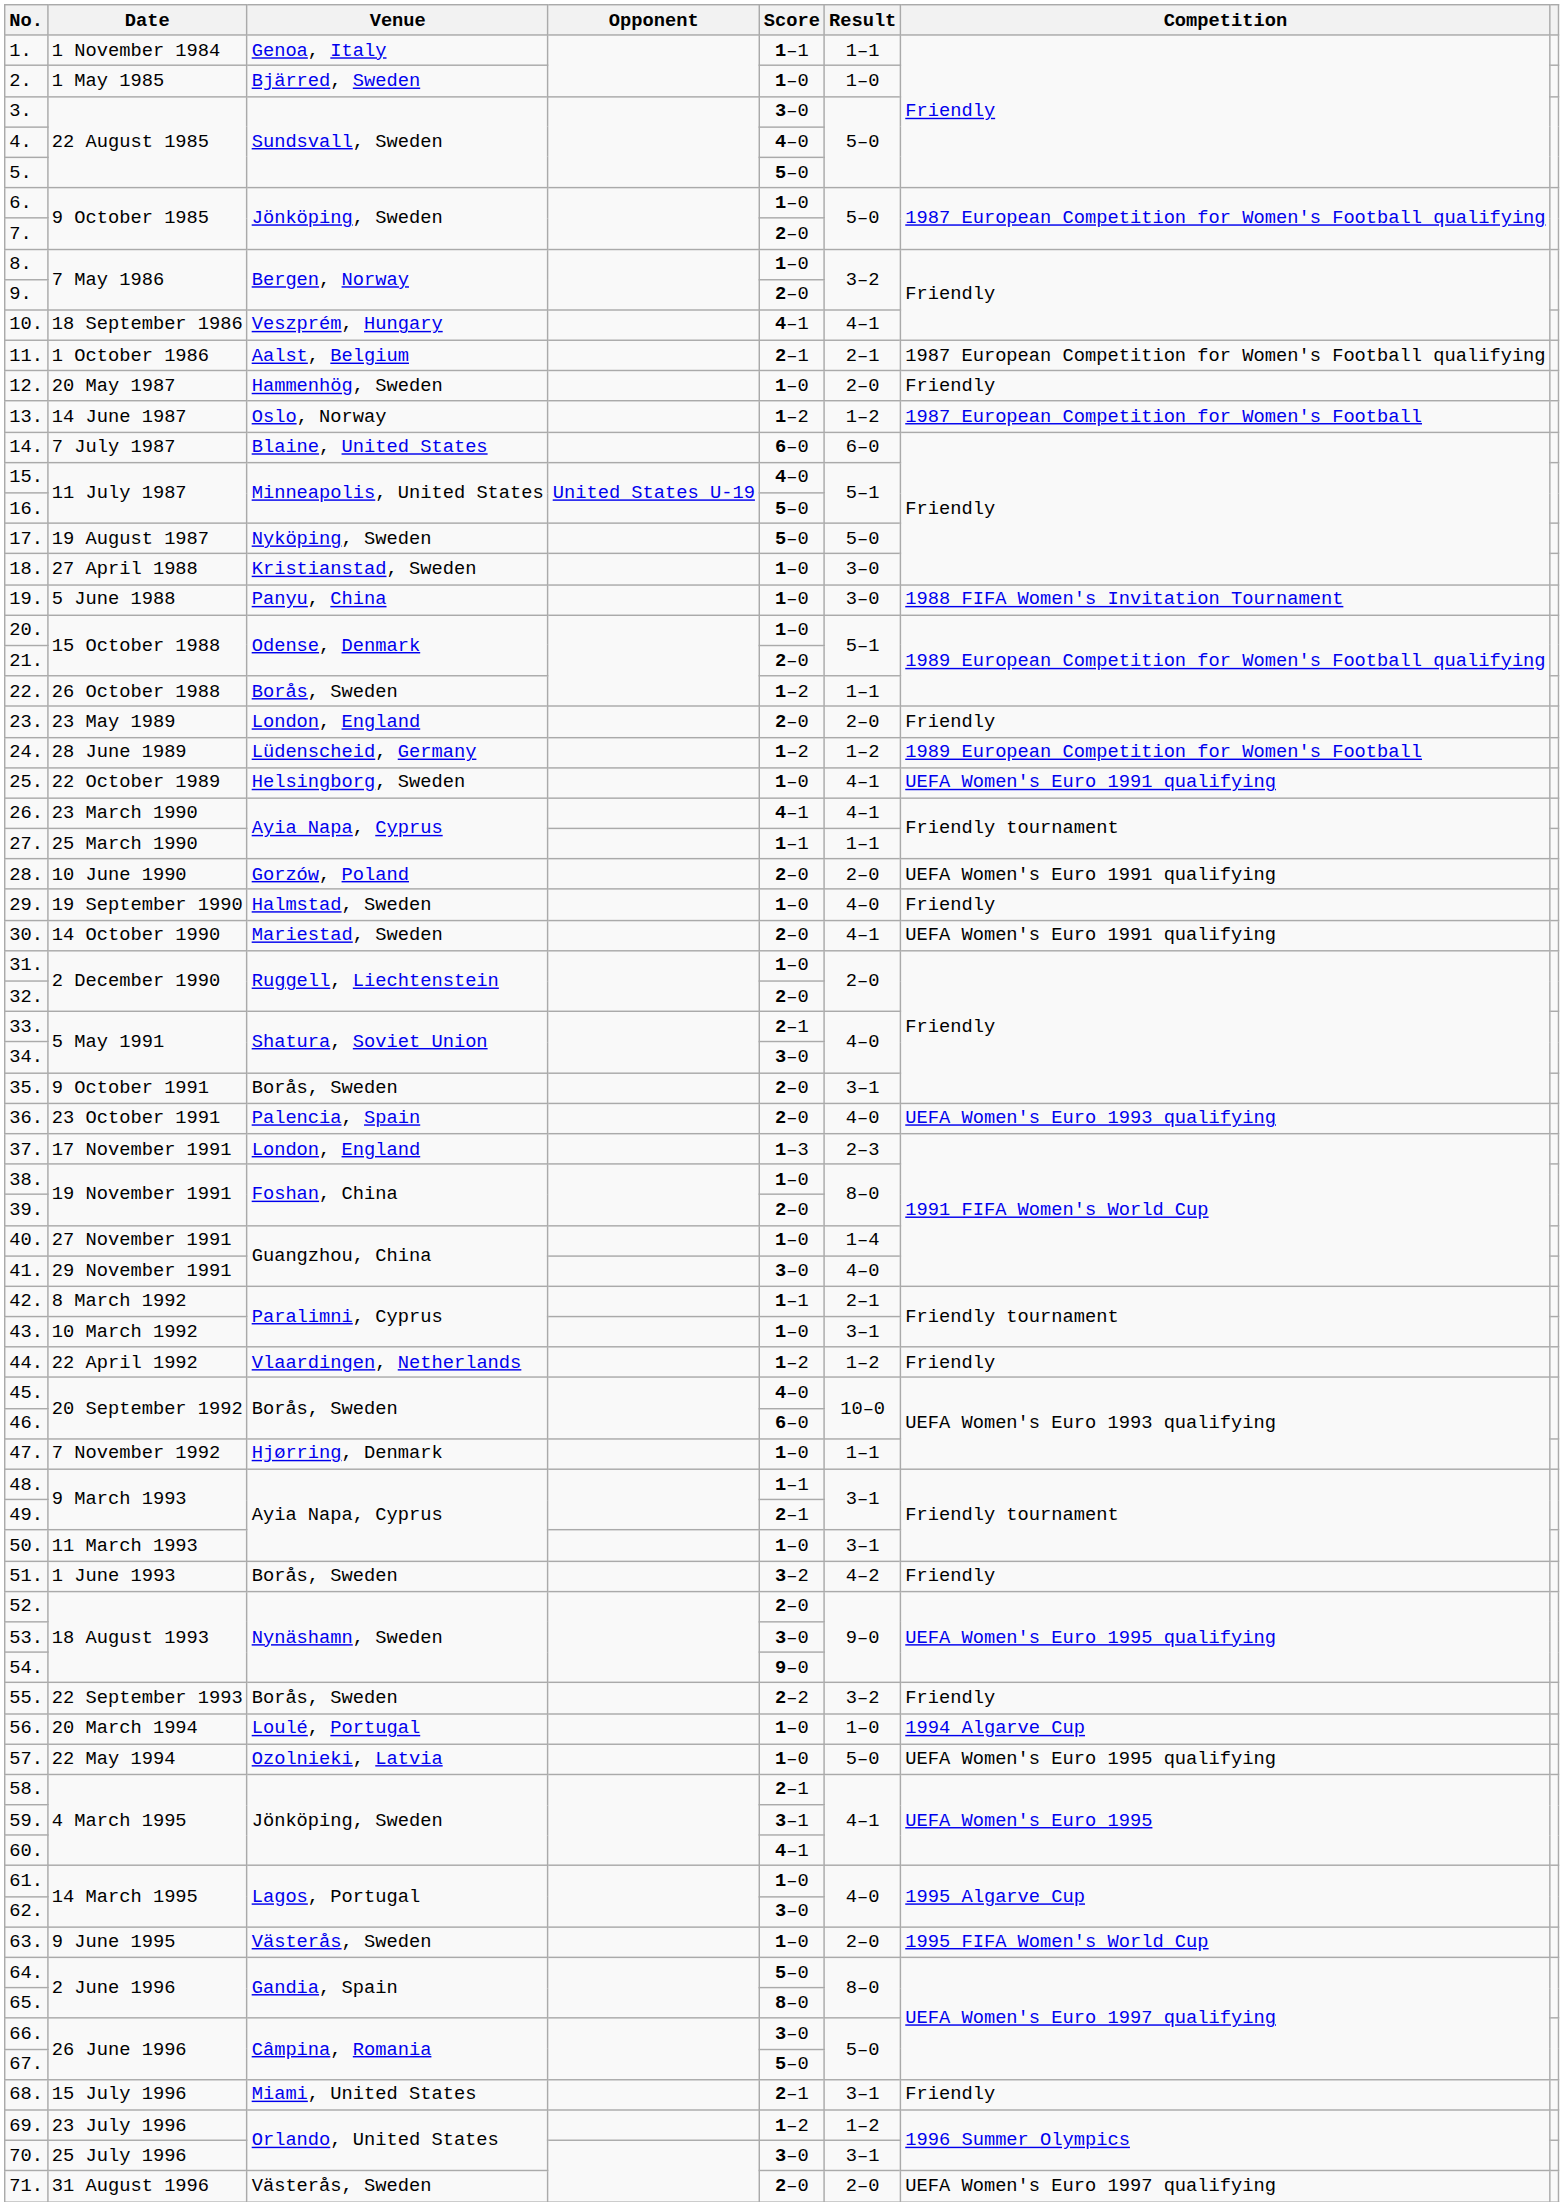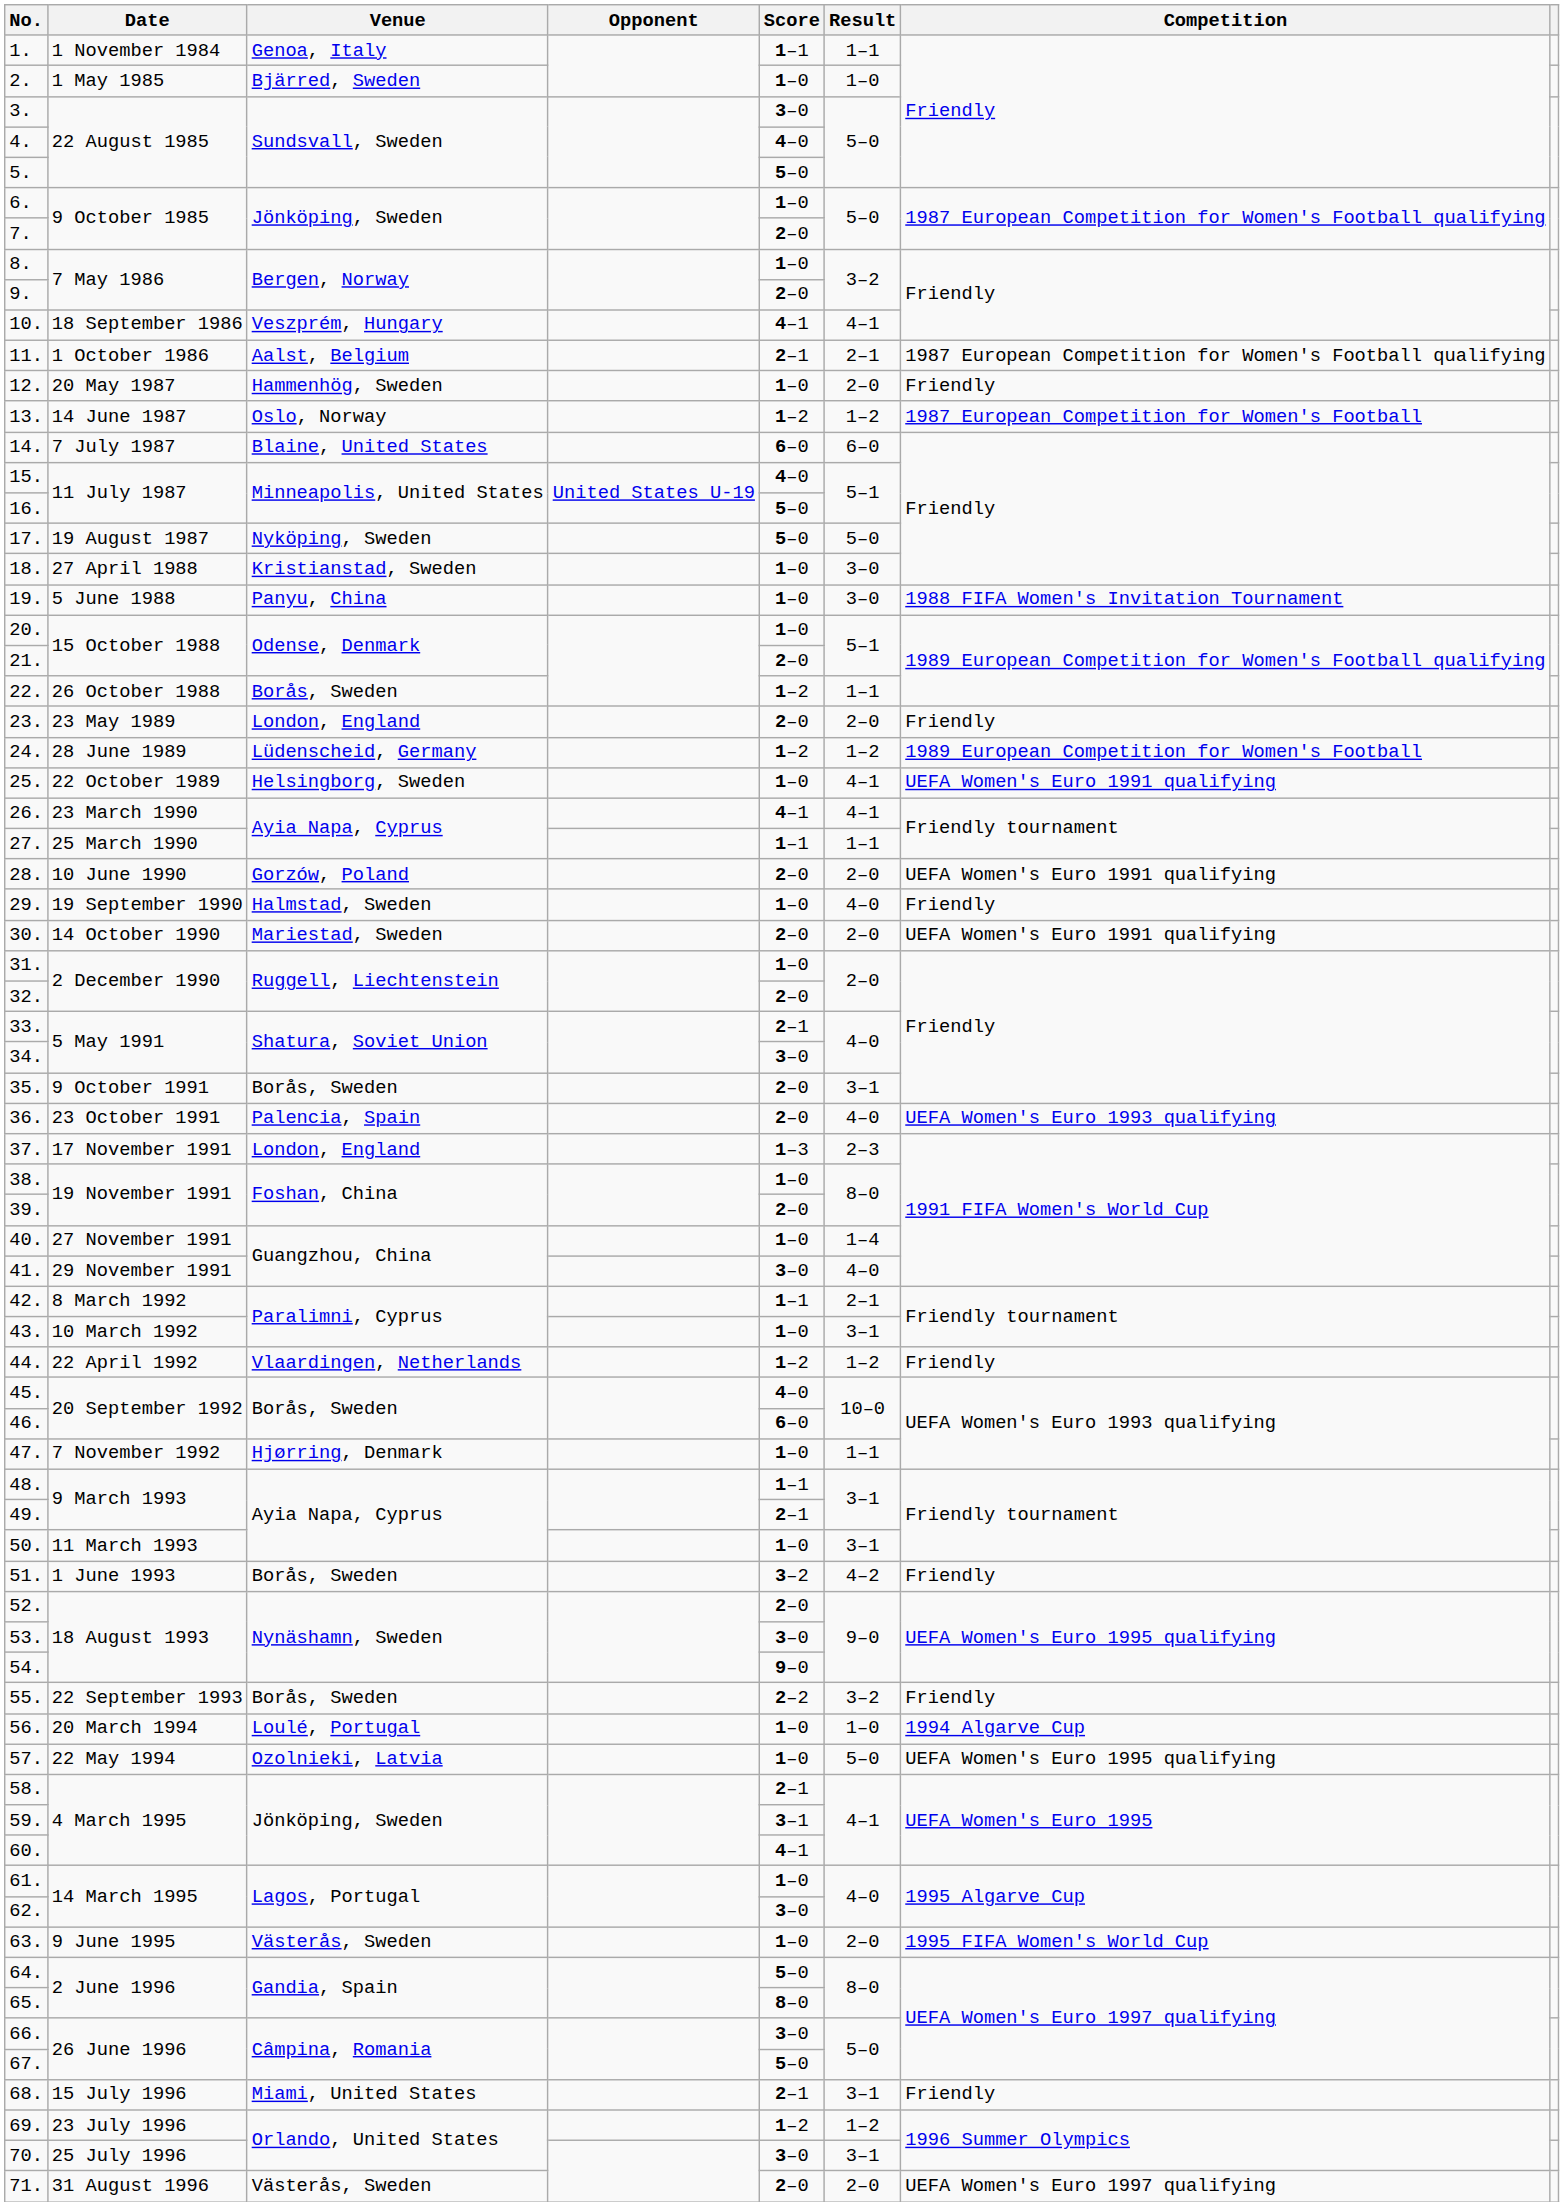(863, 935) 4–1 -> (863, 935) 2–0
